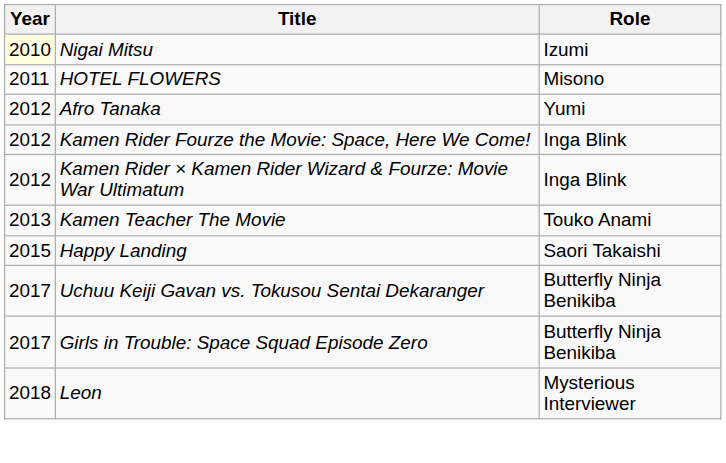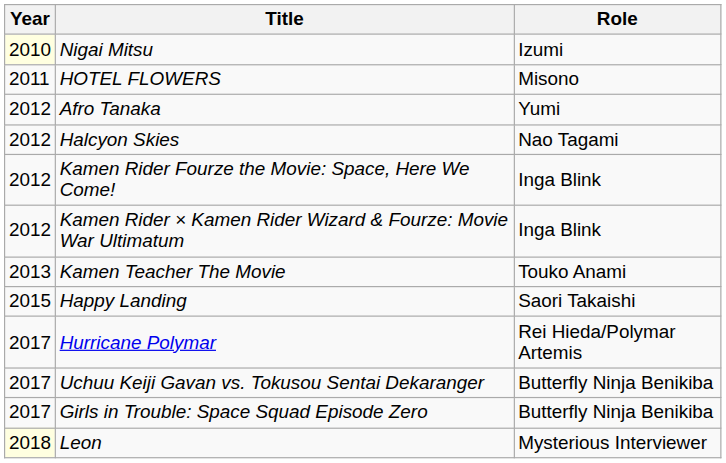+ row: (119, 139)
+ row: (138, 342)
(30, 393) no background -> (30, 442) lightyellow background
